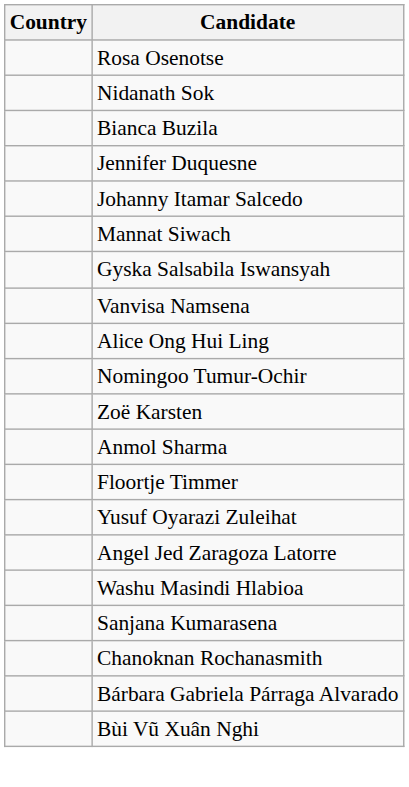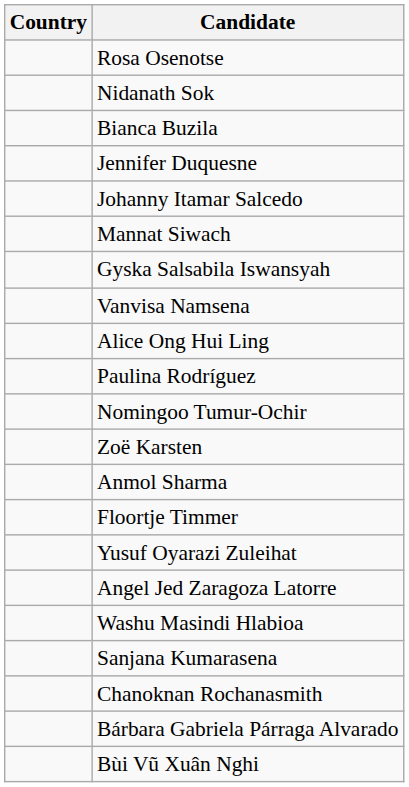+ row: (176, 375)
